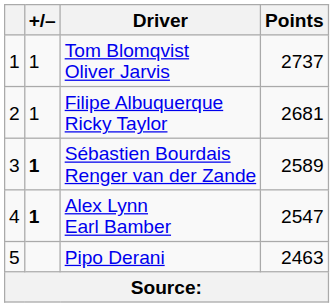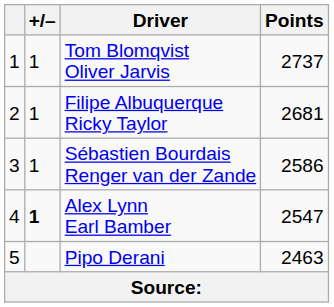(34, 164) bold -> (34, 164) normal
(302, 164) 2589 -> (302, 164) 2586
